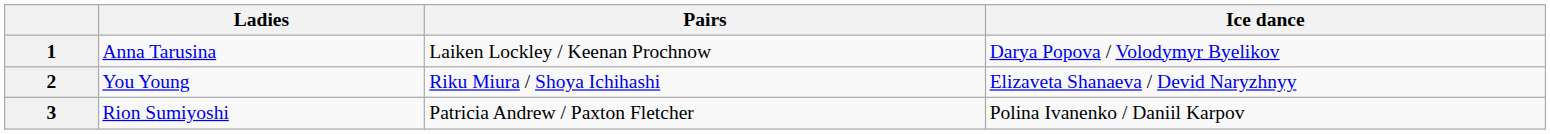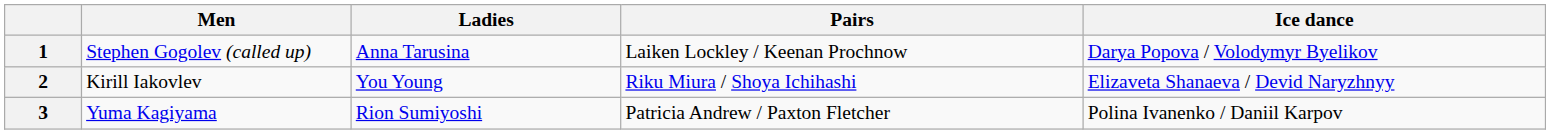+ column: (216, 19)
